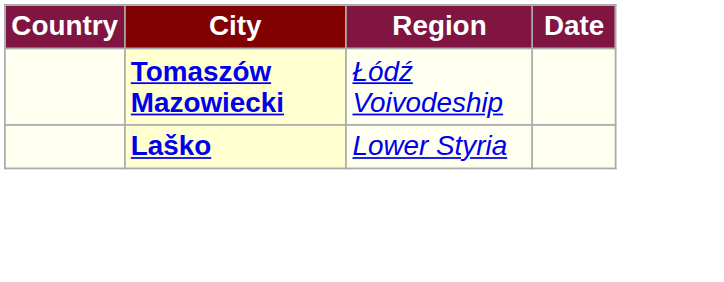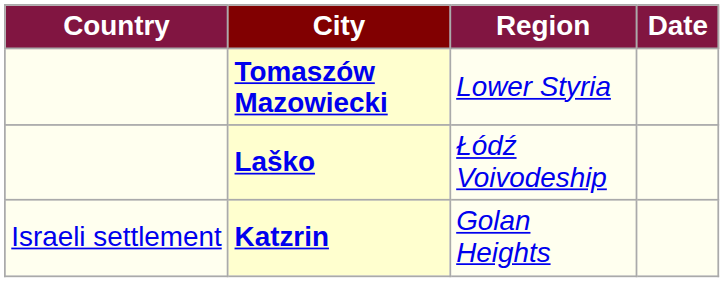(428, 86) Łódź Voivodeship -> (534, 86) Lower Styria
(430, 146) Lower Styria -> (532, 161) Łódź Voivodeship
+ row: (282, 237)
